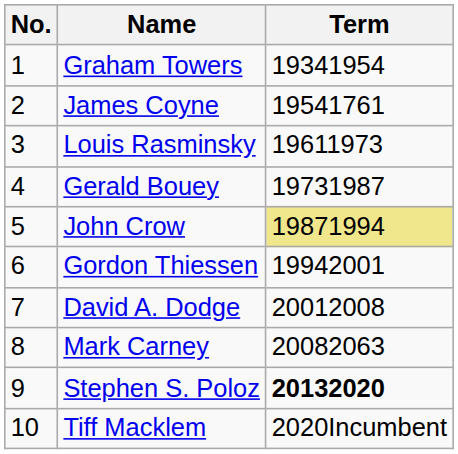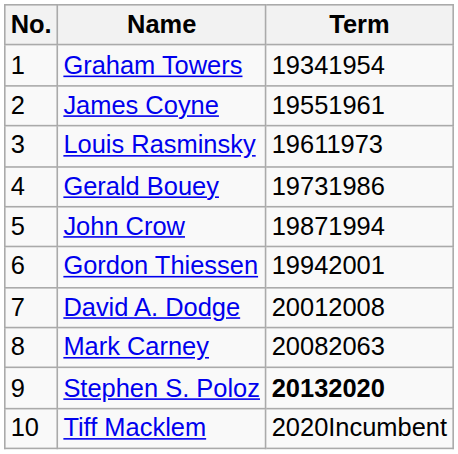(328, 105) 19541761 -> (328, 105) 19551961
(328, 186) 19731987 -> (328, 186) 19731986
(328, 226) khaki background -> (328, 226) no background
